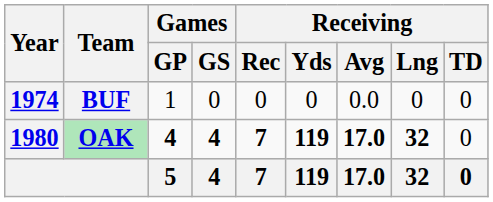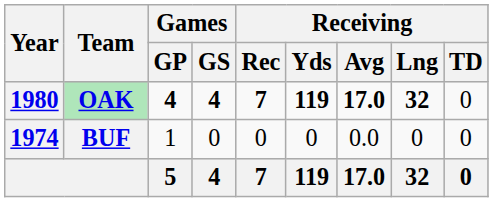rows swapped: (106, 100) <-> (106, 138)
